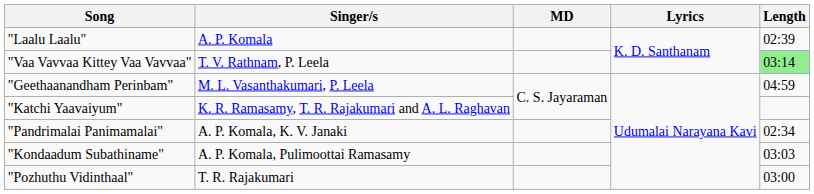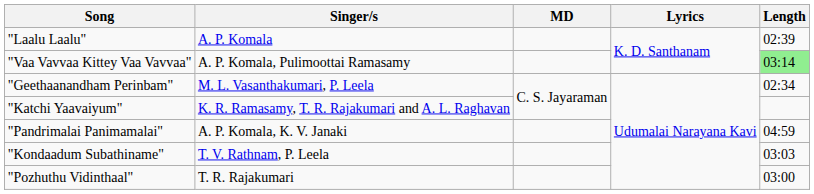(263, 62) T. V. Rathnam, P. Leela -> (304, 62) A. P. Komala, Pulimoottai Ramasamy
(779, 85) 04:59 -> (779, 85) 02:34
(779, 131) 02:34 -> (779, 131) 04:59
(304, 154) A. P. Komala, Pulimoottai Ramasamy -> (263, 154) T. V. Rathnam, P. Leela
